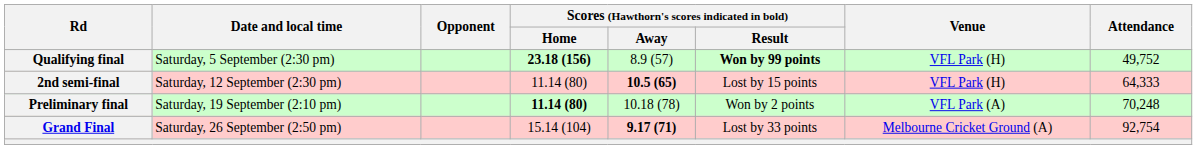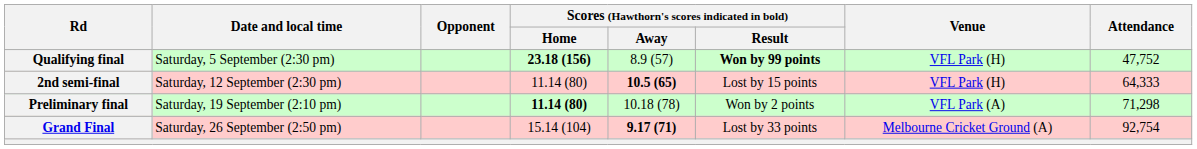(1141, 60) 49,752 -> (1141, 60) 47,752
(1141, 105) 70,248 -> (1141, 105) 71,298
